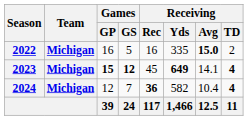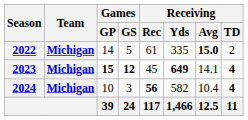(108, 50) 16 -> (108, 50) 14
(152, 50) 16 -> (152, 50) 61
(108, 87) 12 -> (108, 87) 10
(129, 87) 7 -> (129, 87) 3
(152, 87) 36 -> (152, 87) 56
